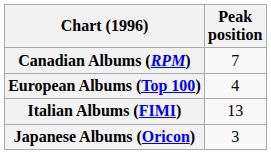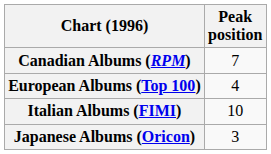(235, 111) 13 -> (235, 111) 10
